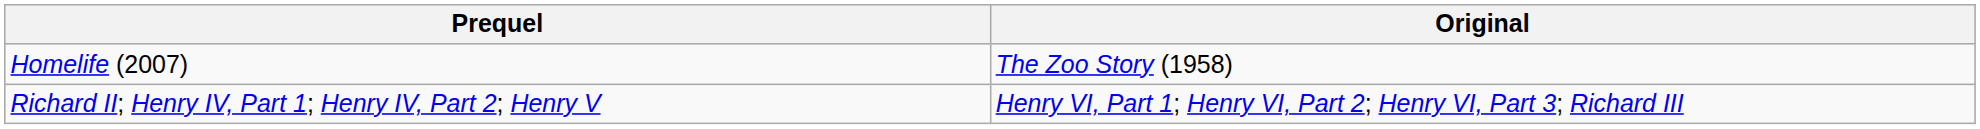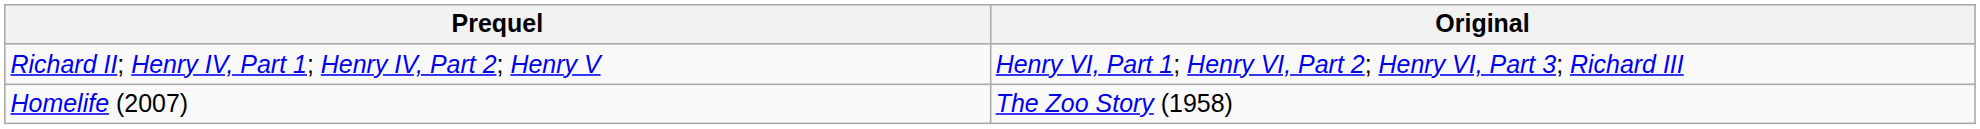rows swapped: (306, 103) <-> (99, 63)
